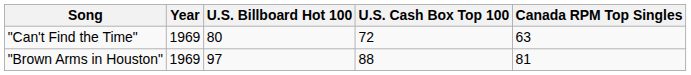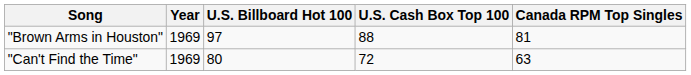rows swapped: (73, 37) <-> (85, 59)
